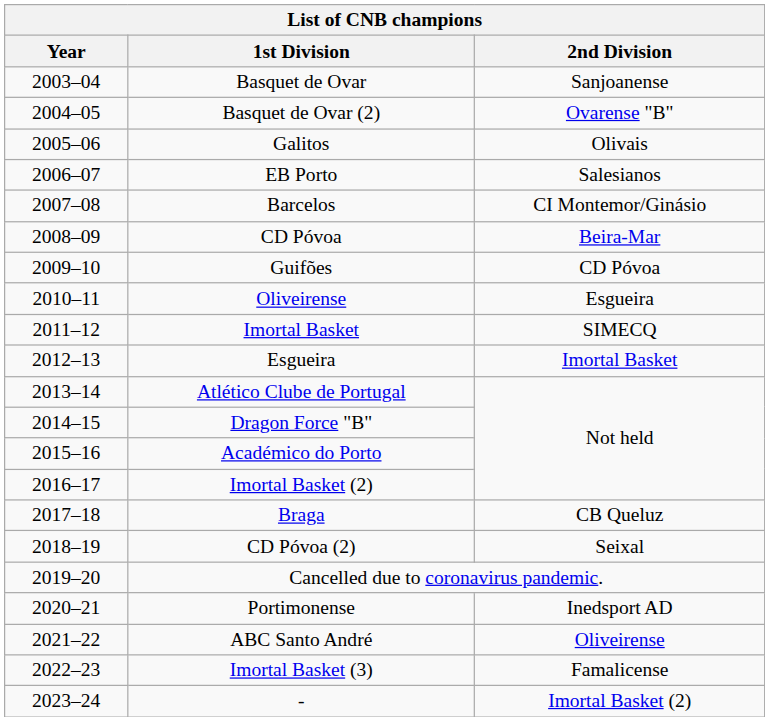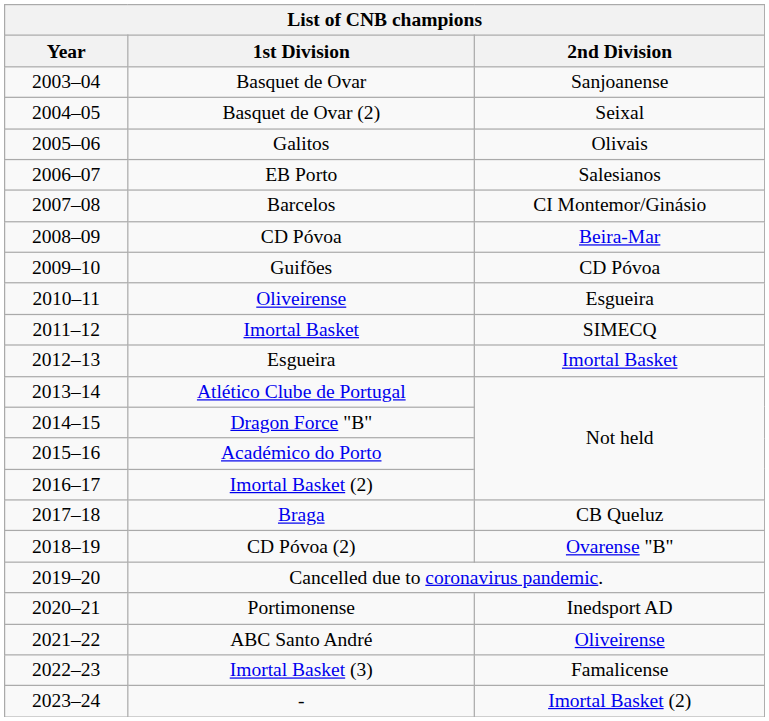(620, 112) Ovarense "B" -> (620, 112) Seixal
(620, 546) Seixal -> (620, 546) Ovarense "B"
